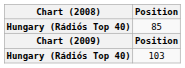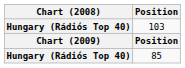rows swapped: (157, 26) <-> (157, 56)
